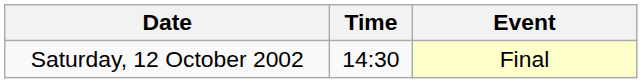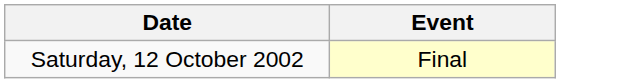- column: (371, 22)
